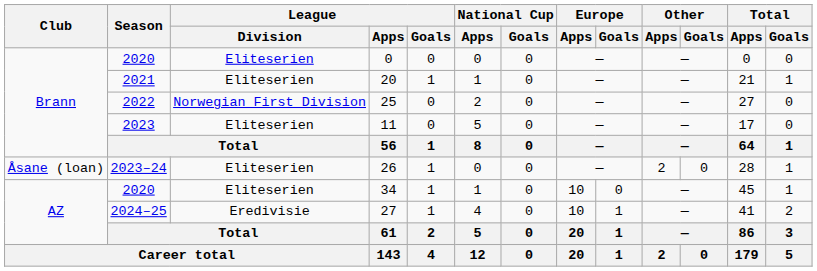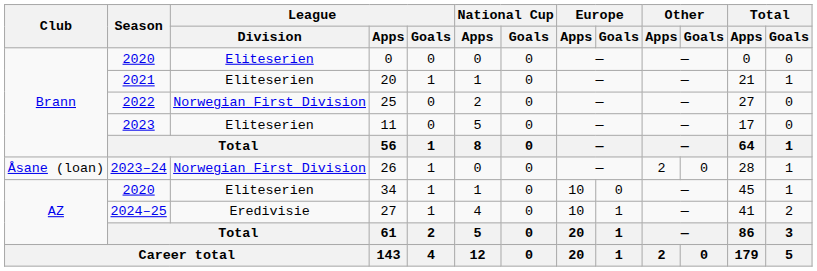(270, 168) Eliteserien -> (270, 168) Norwegian First Division
